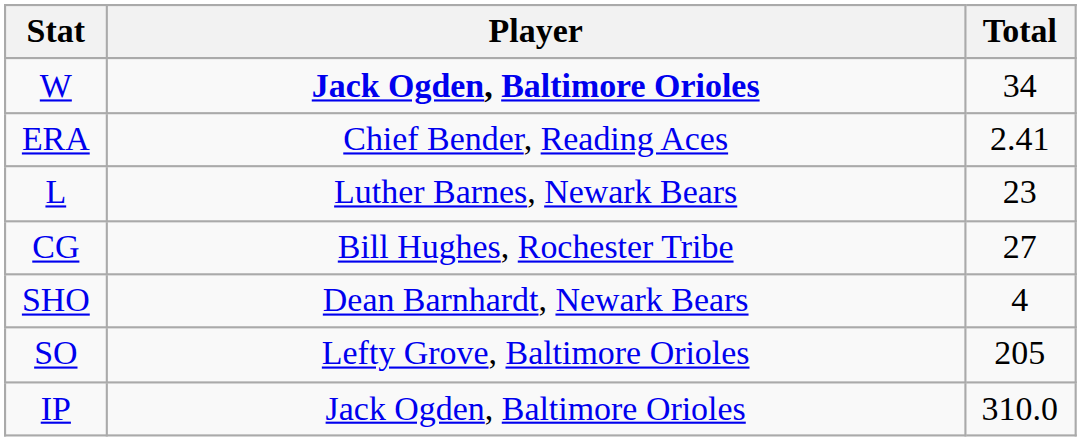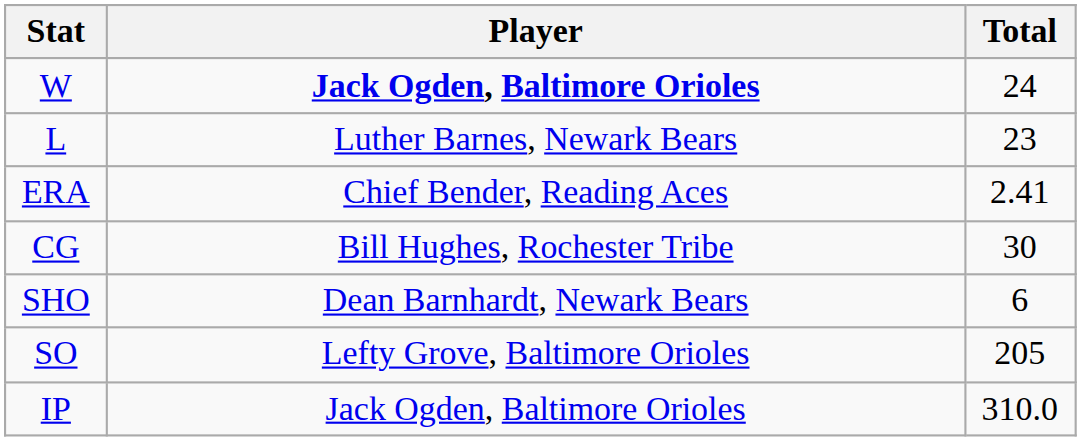(1020, 85) 34 -> (1020, 85) 24
rows swapped: (56, 192) <-> (56, 138)
(1020, 246) 27 -> (1020, 246) 30
(1020, 300) 4 -> (1020, 300) 6
